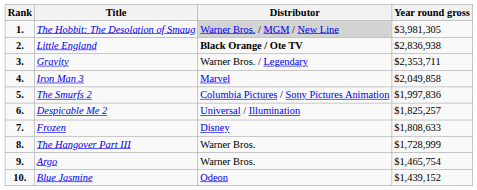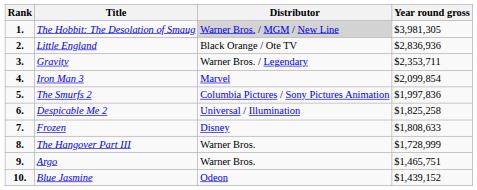(252, 45) bold -> (249, 45) normal
(418, 45) $2,836,938 -> (418, 45) $2,836,936
(418, 78) $2,049,858 -> (418, 78) $2,099,854
(418, 111) $1,825,257 -> (418, 111) $1,825,258
(418, 161) $1,465,754 -> (418, 161) $1,465,751
